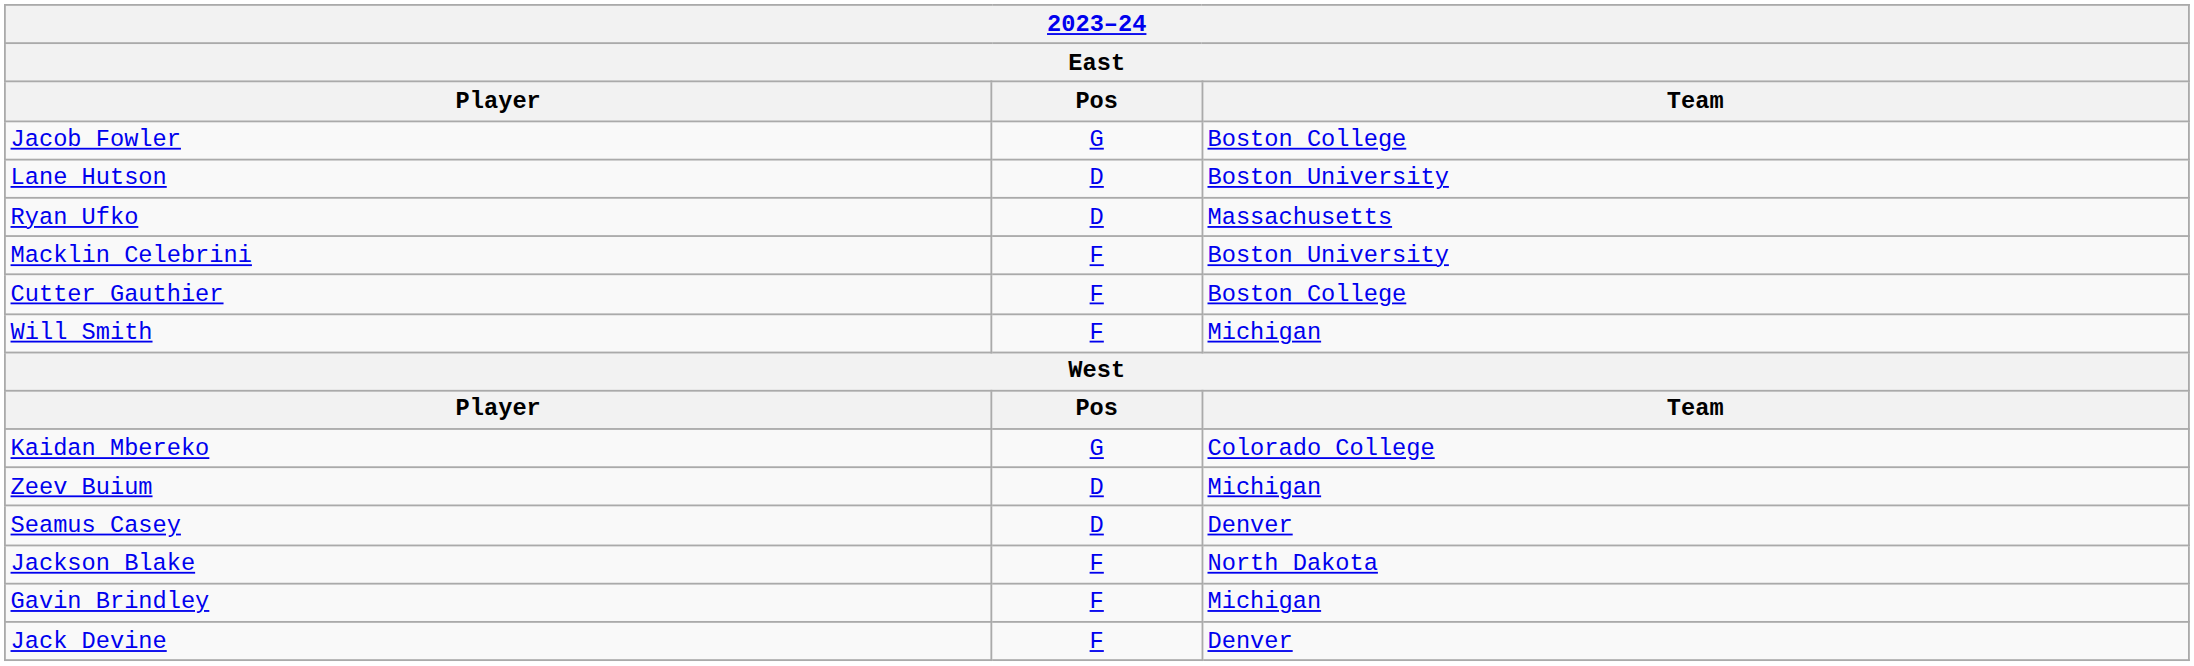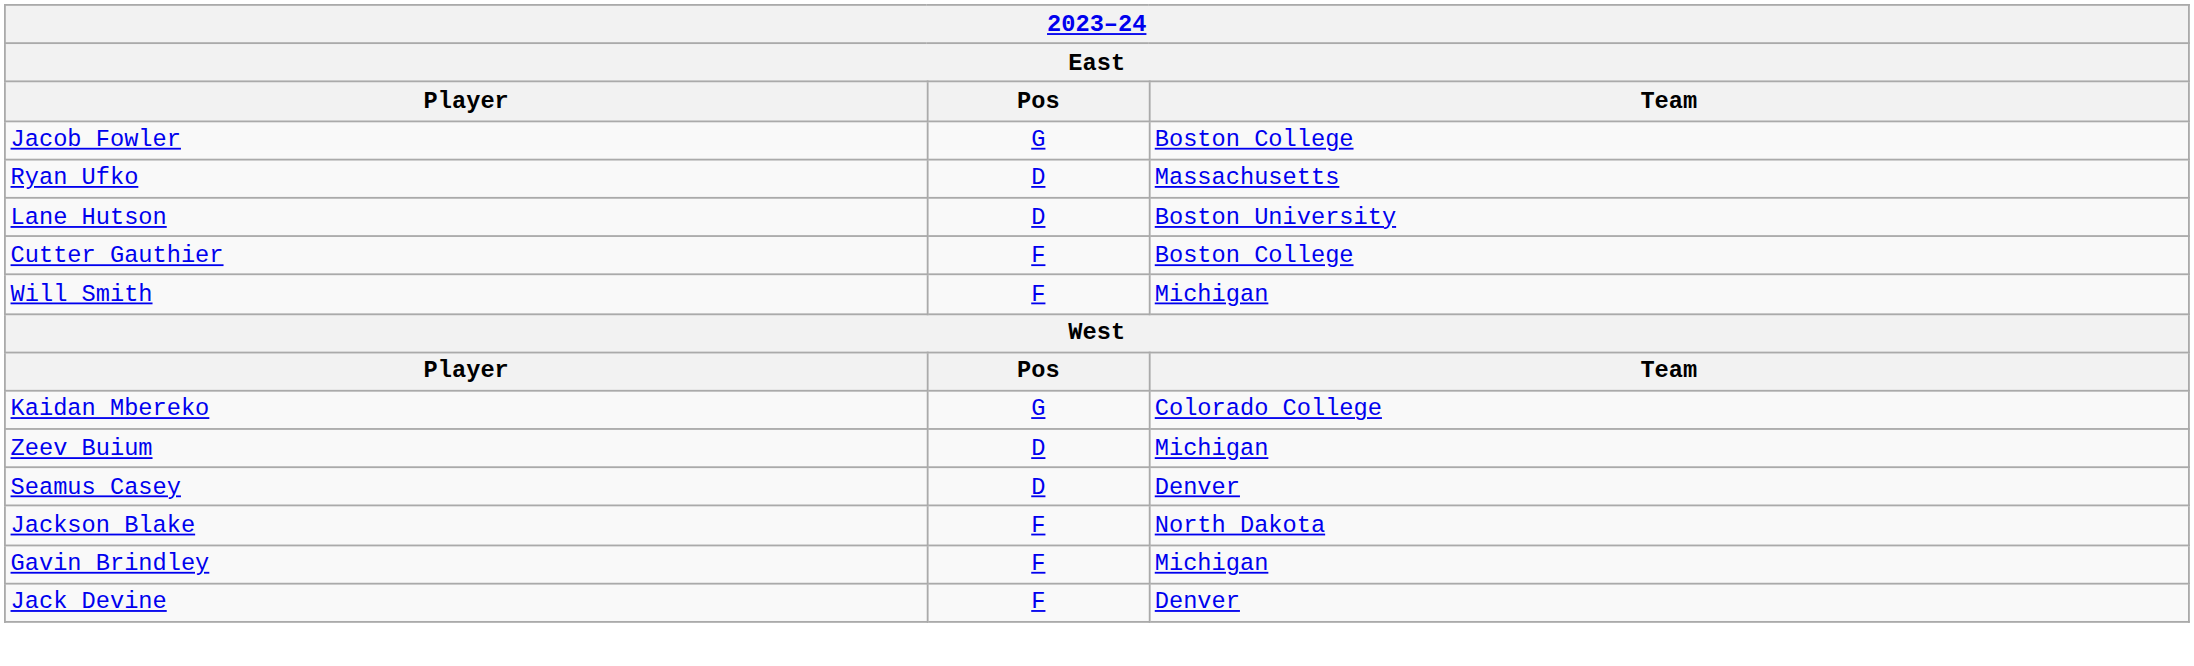rows swapped: (89, 178) <-> (74, 217)
- row: (131, 256)
